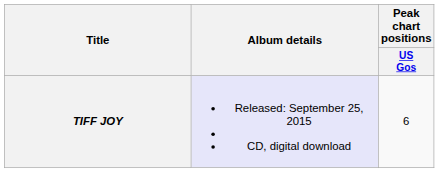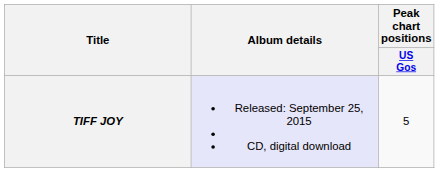(406, 121) 6 -> (406, 121) 5
